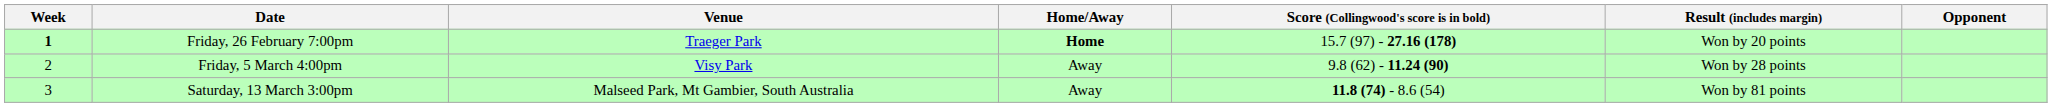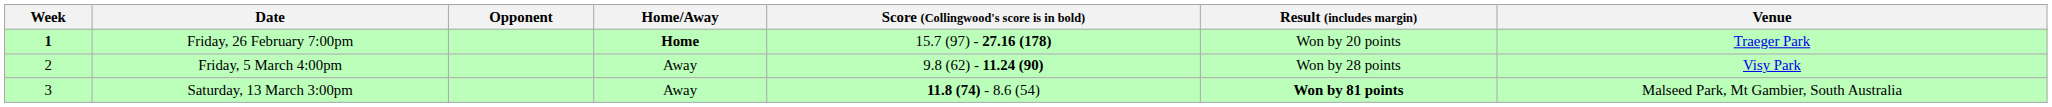columns swapped: (1974, 17) <-> (723, 17)
(1754, 90) normal -> (1349, 90) bold
